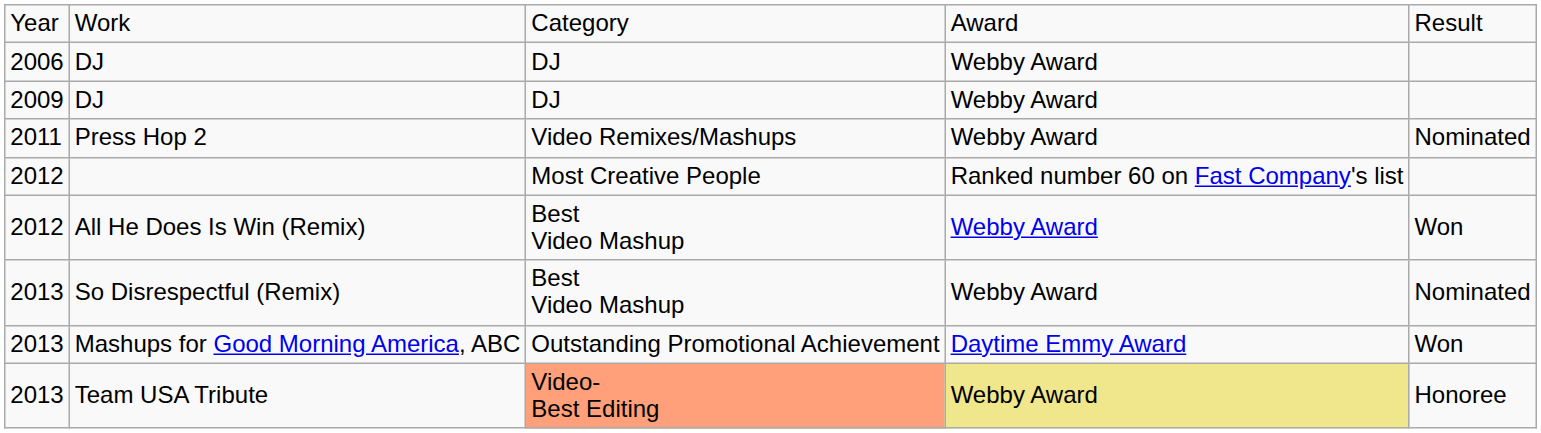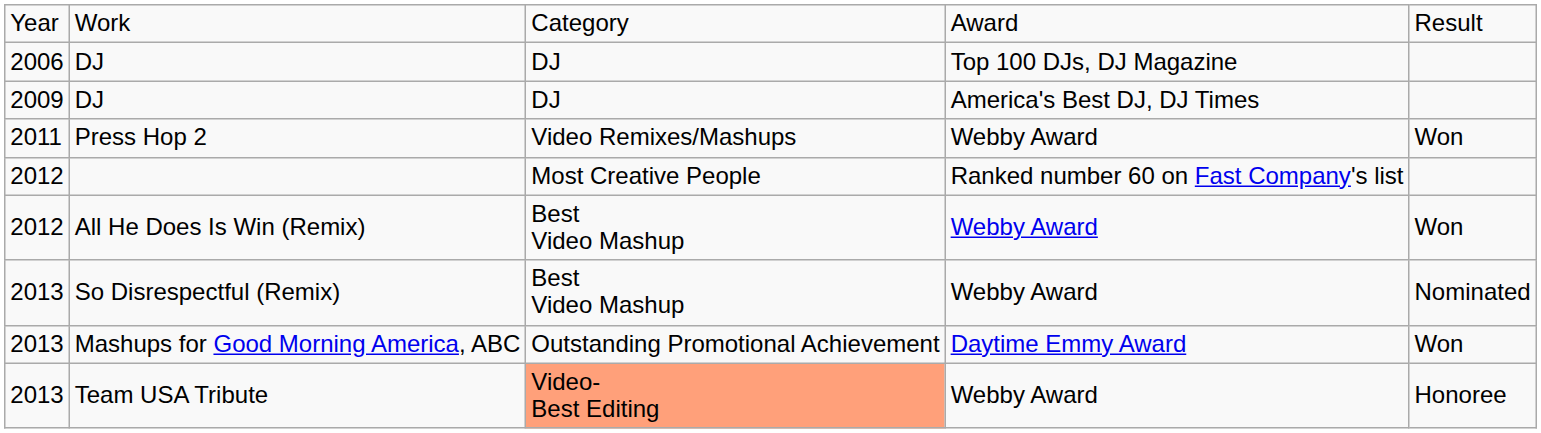(1024, 61) Webby Award -> (1094, 61) Top 100 DJs, DJ Magazine
(1024, 99) Webby Award -> (1105, 99) America's Best DJ, DJ Times
(1473, 137) Nominated -> (1439, 137) Won
(1024, 395) khaki background -> (1024, 395) no background
